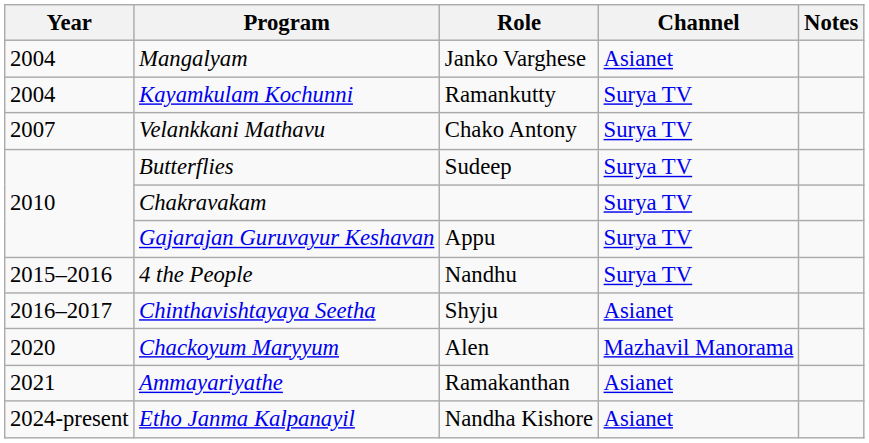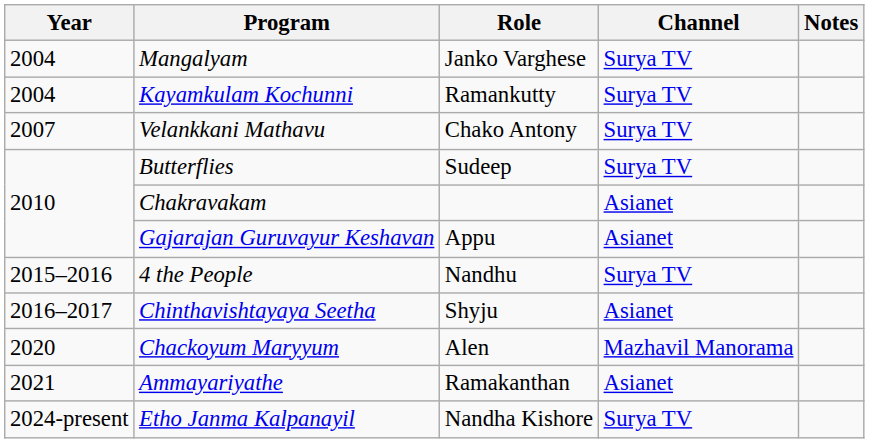(638, 58) Asianet -> (648, 58) Surya TV
(648, 202) Surya TV -> (638, 202) Asianet
(648, 238) Surya TV -> (638, 238) Asianet
(638, 418) Asianet -> (648, 418) Surya TV
